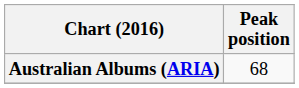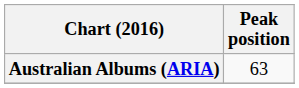(259, 68) 68 -> (259, 68) 63
